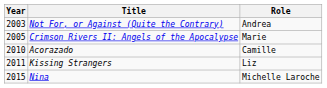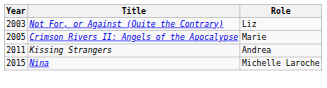(257, 24) Andrea -> (249, 24) Liz
- row: (51, 50)
(249, 63) Liz -> (257, 50) Andrea
